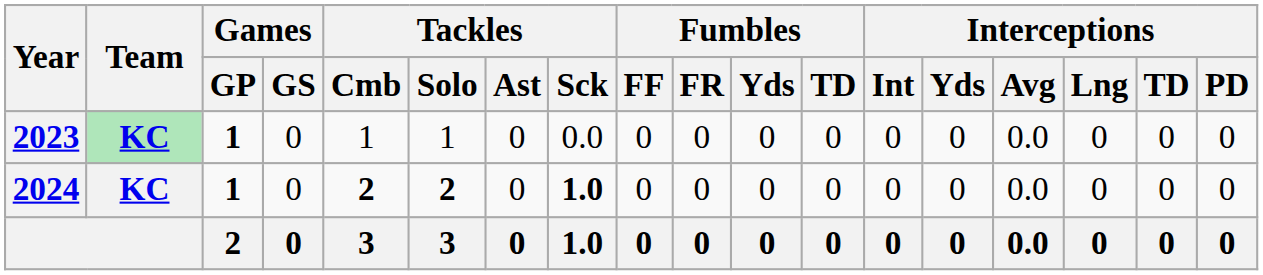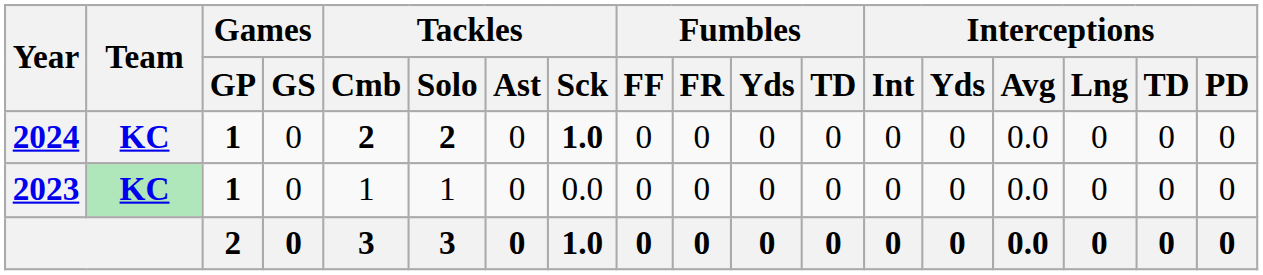rows swapped: (46, 136) <-> (46, 189)
